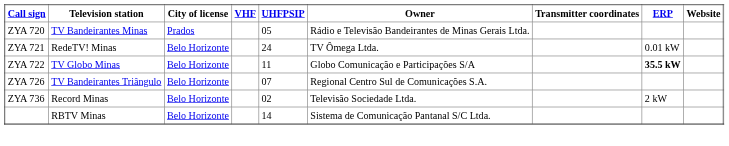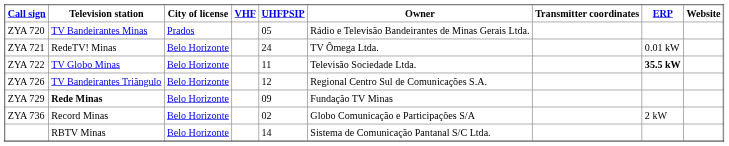(393, 64) Globo Comunicação e Participações S/A -> (363, 64) Televisão Sociedade Ltda.
(267, 81) 07 -> (267, 81) 12
+ row: (26, 98)
(363, 98) Televisão Sociedade Ltda. -> (393, 115) Globo Comunicação e Participações S/A
